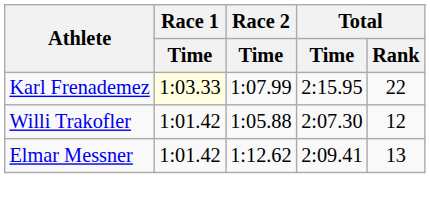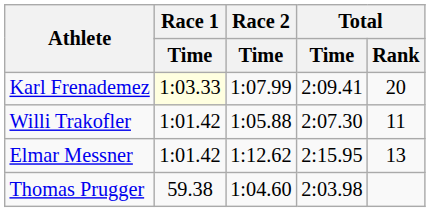(332, 88) 2:15.95 -> (332, 88) 2:09.41
(396, 88) 22 -> (396, 88) 20
(396, 122) 12 -> (396, 122) 11
(332, 155) 2:09.41 -> (332, 155) 2:15.95
+ row: (77, 189)
